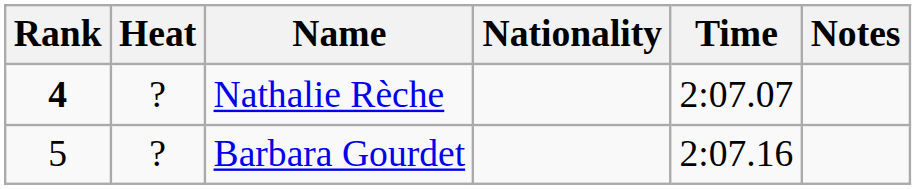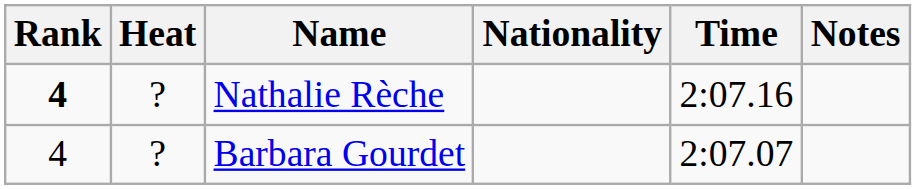(736, 93) 2:07.07 -> (736, 93) 2:07.16
(58, 153) 5 -> (58, 153) 4
(736, 153) 2:07.16 -> (736, 153) 2:07.07
